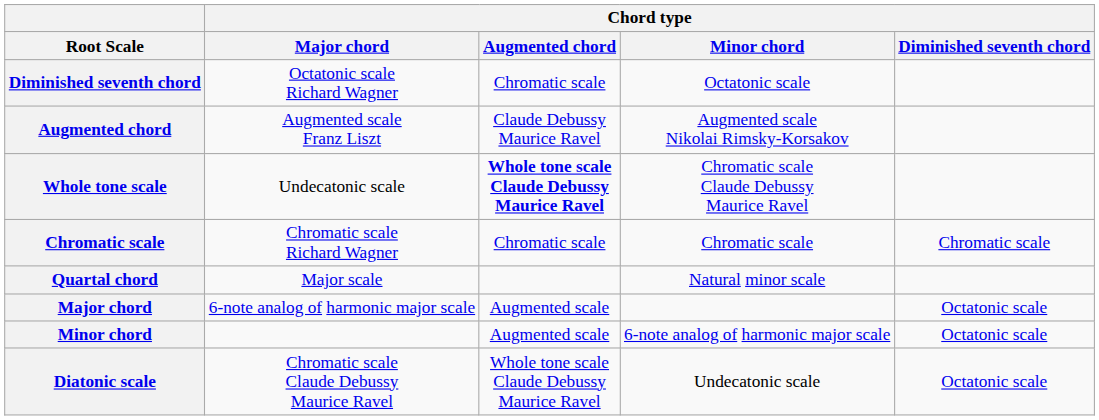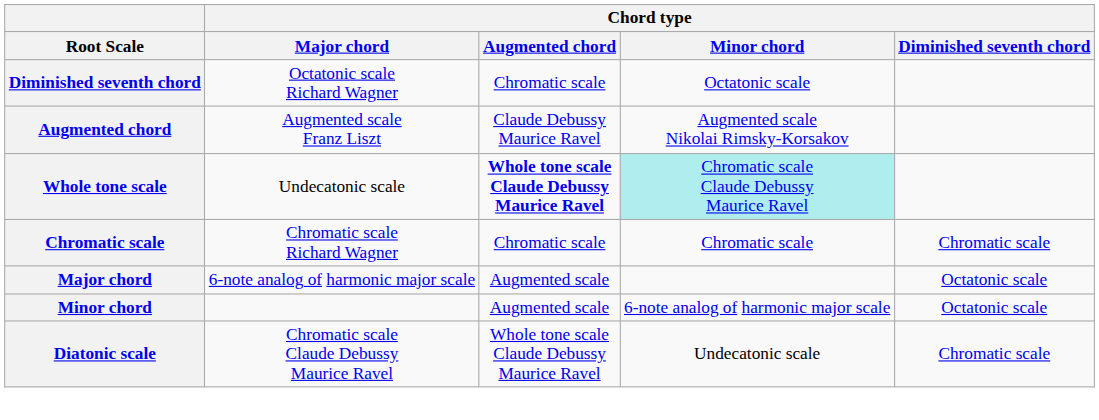(757, 186) no background -> (757, 186) paleturquoise background
- row: (105, 279)
(994, 381) Octatonic scale -> (994, 354) Chromatic scale
